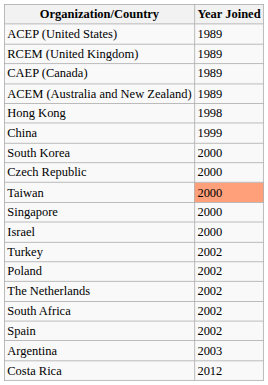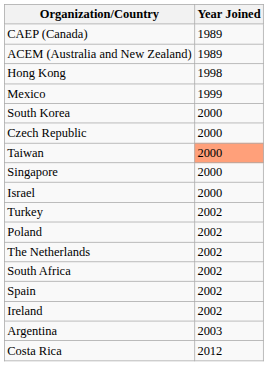- row: (62, 34)
- row: (73, 53)
+ row: (26, 93)
- row: (22, 133)
+ row: (25, 311)
